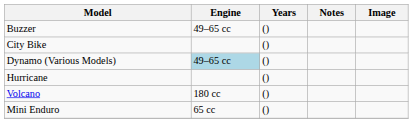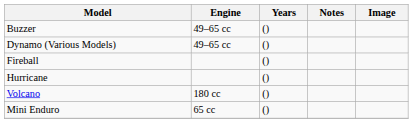- row: (26, 45)
(212, 61) lightblue background -> (212, 45) no background
+ row: (23, 61)
